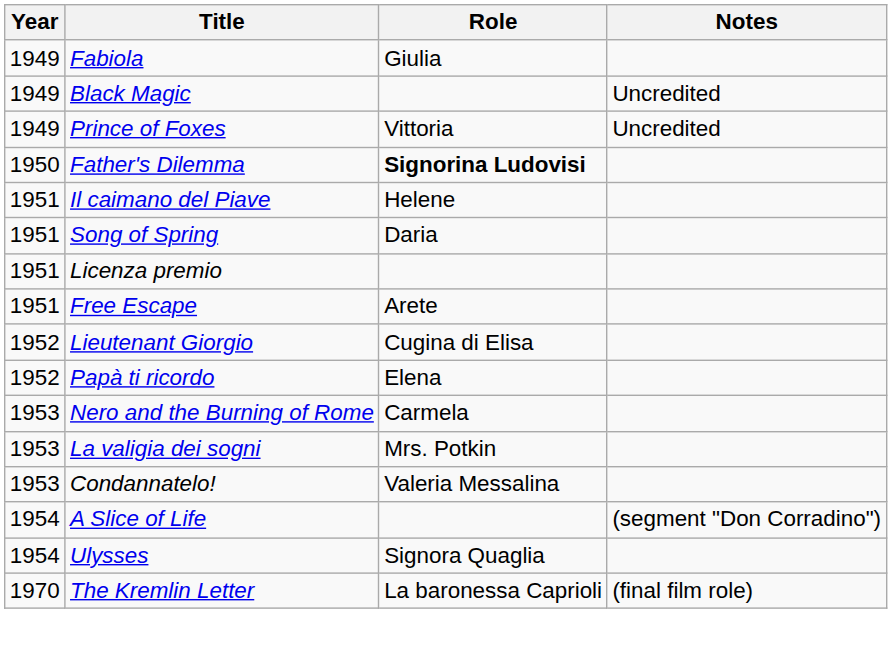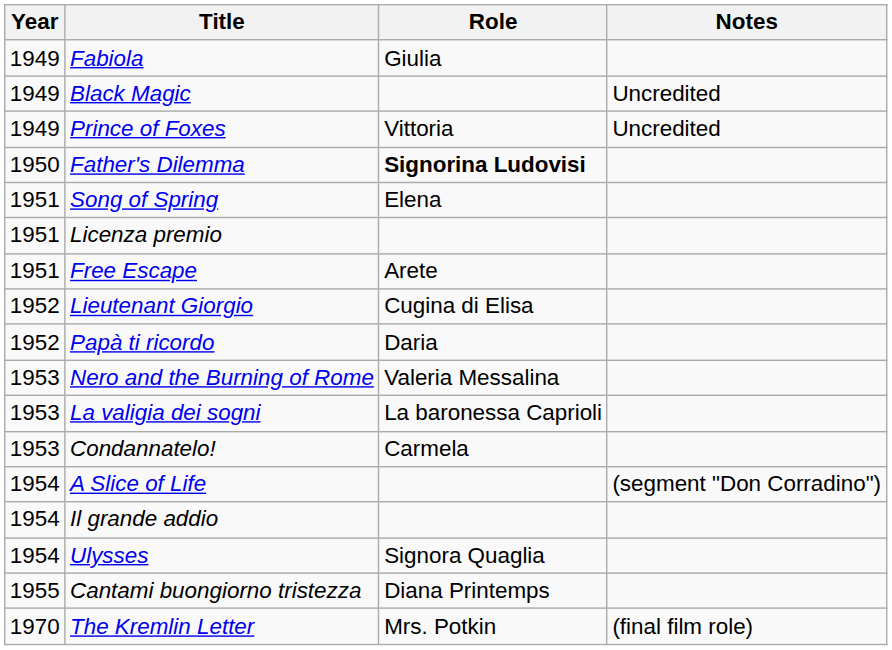- row: (170, 199)
(411, 235) Daria -> (413, 199) Elena
(413, 377) Elena -> (411, 341) Daria
(426, 413) Carmela -> (472, 377) Valeria Messalina
(440, 448) Mrs. Potkin -> (493, 413) La baronessa Caprioli
(472, 484) Valeria Messalina -> (426, 448) Carmela
+ row: (144, 519)
+ row: (216, 590)
(493, 590) La baronessa Caprioli -> (440, 626) Mrs. Potkin
